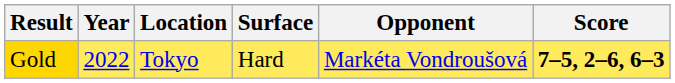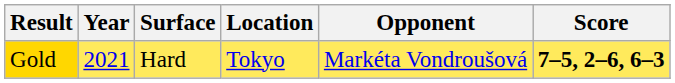columns swapped: (184, 22) <-> (276, 22)
(106, 59) 2022 -> (106, 59) 2021
